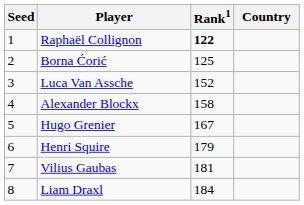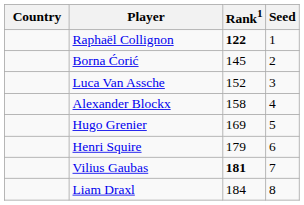columns swapped: (266, 16) <-> (21, 16)
(204, 61) 125 -> (236, 61) 145
(204, 125) 167 -> (236, 125) 169
(204, 167) normal -> (236, 167) bold
